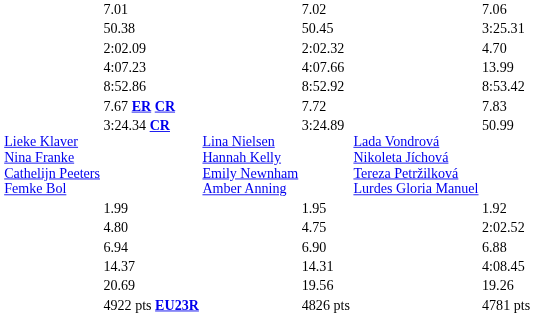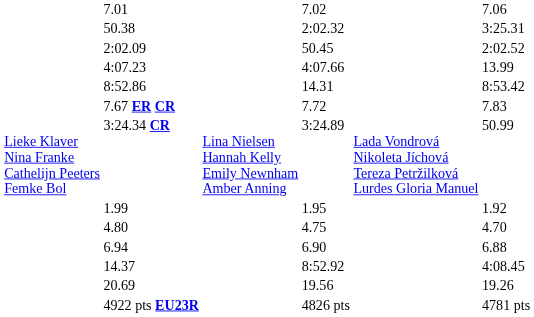(318, 28) 50.45 -> (323, 28) 2:02.32
(323, 48) 2:02.32 -> (318, 48) 50.45
(494, 48) 4.70 -> (503, 48) 2:02.52
(323, 87) 8:52.92 -> (318, 87) 14.31
(503, 227) 2:02.52 -> (494, 227) 4.70
(318, 266) 14.31 -> (323, 266) 8:52.92
